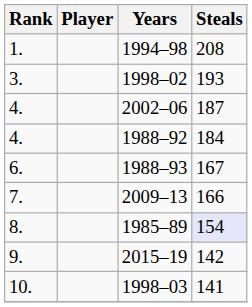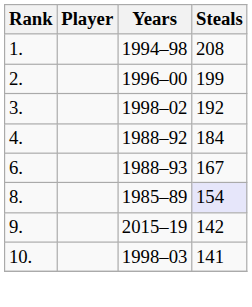+ row: (155, 78)
(210, 78) 193 -> (210, 108) 192
- row: (155, 108)
- row: (155, 197)
